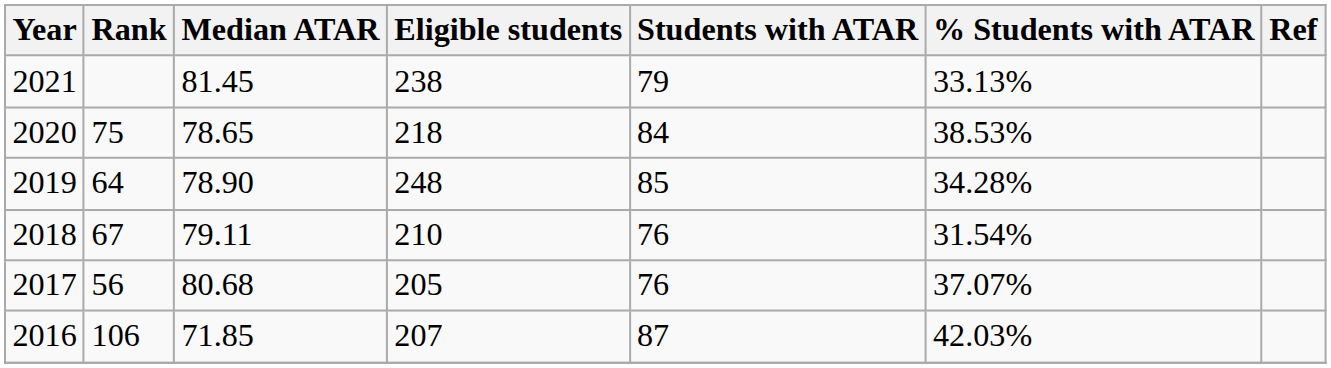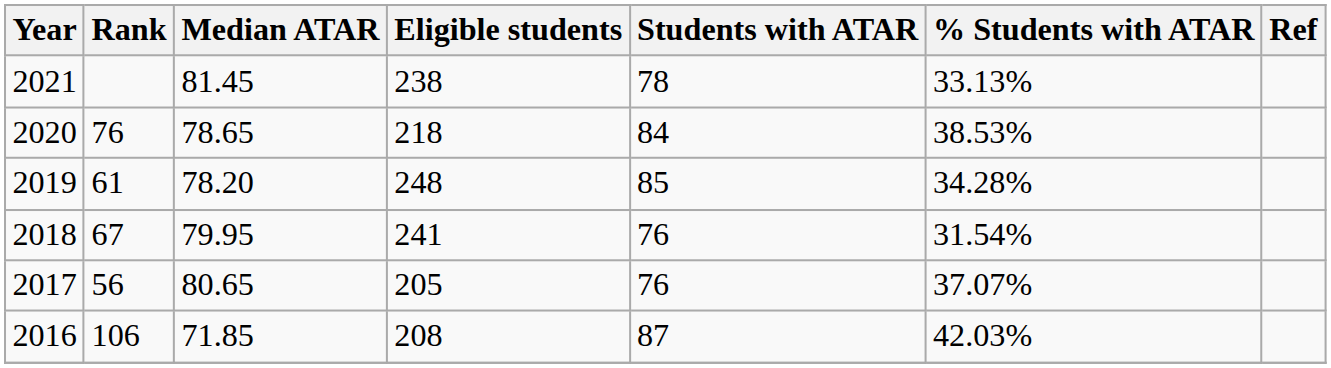(653, 81) 79 -> (653, 81) 78
(108, 132) 75 -> (108, 132) 76
(108, 183) 64 -> (108, 183) 61
(218, 183) 78.90 -> (218, 183) 78.20
(217, 234) 79.11 -> (218, 234) 79.95
(418, 234) 210 -> (418, 234) 241
(218, 285) 80.68 -> (218, 285) 80.65
(418, 336) 207 -> (418, 336) 208
